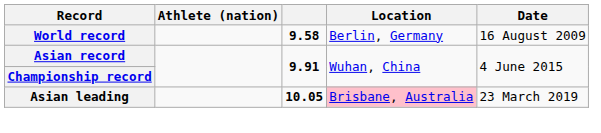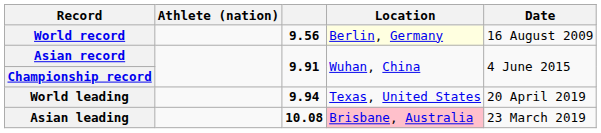(304, 35) 9.58 -> (304, 35) 9.56
(386, 35) no background -> (386, 35) lightyellow background
+ row: (80, 97)
(304, 97) 10.05 -> (304, 118) 10.08
